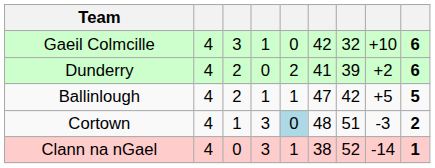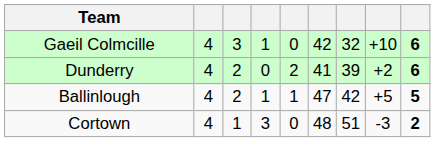(294, 123) lightblue background -> (294, 123) no background
- row: (99, 149)
